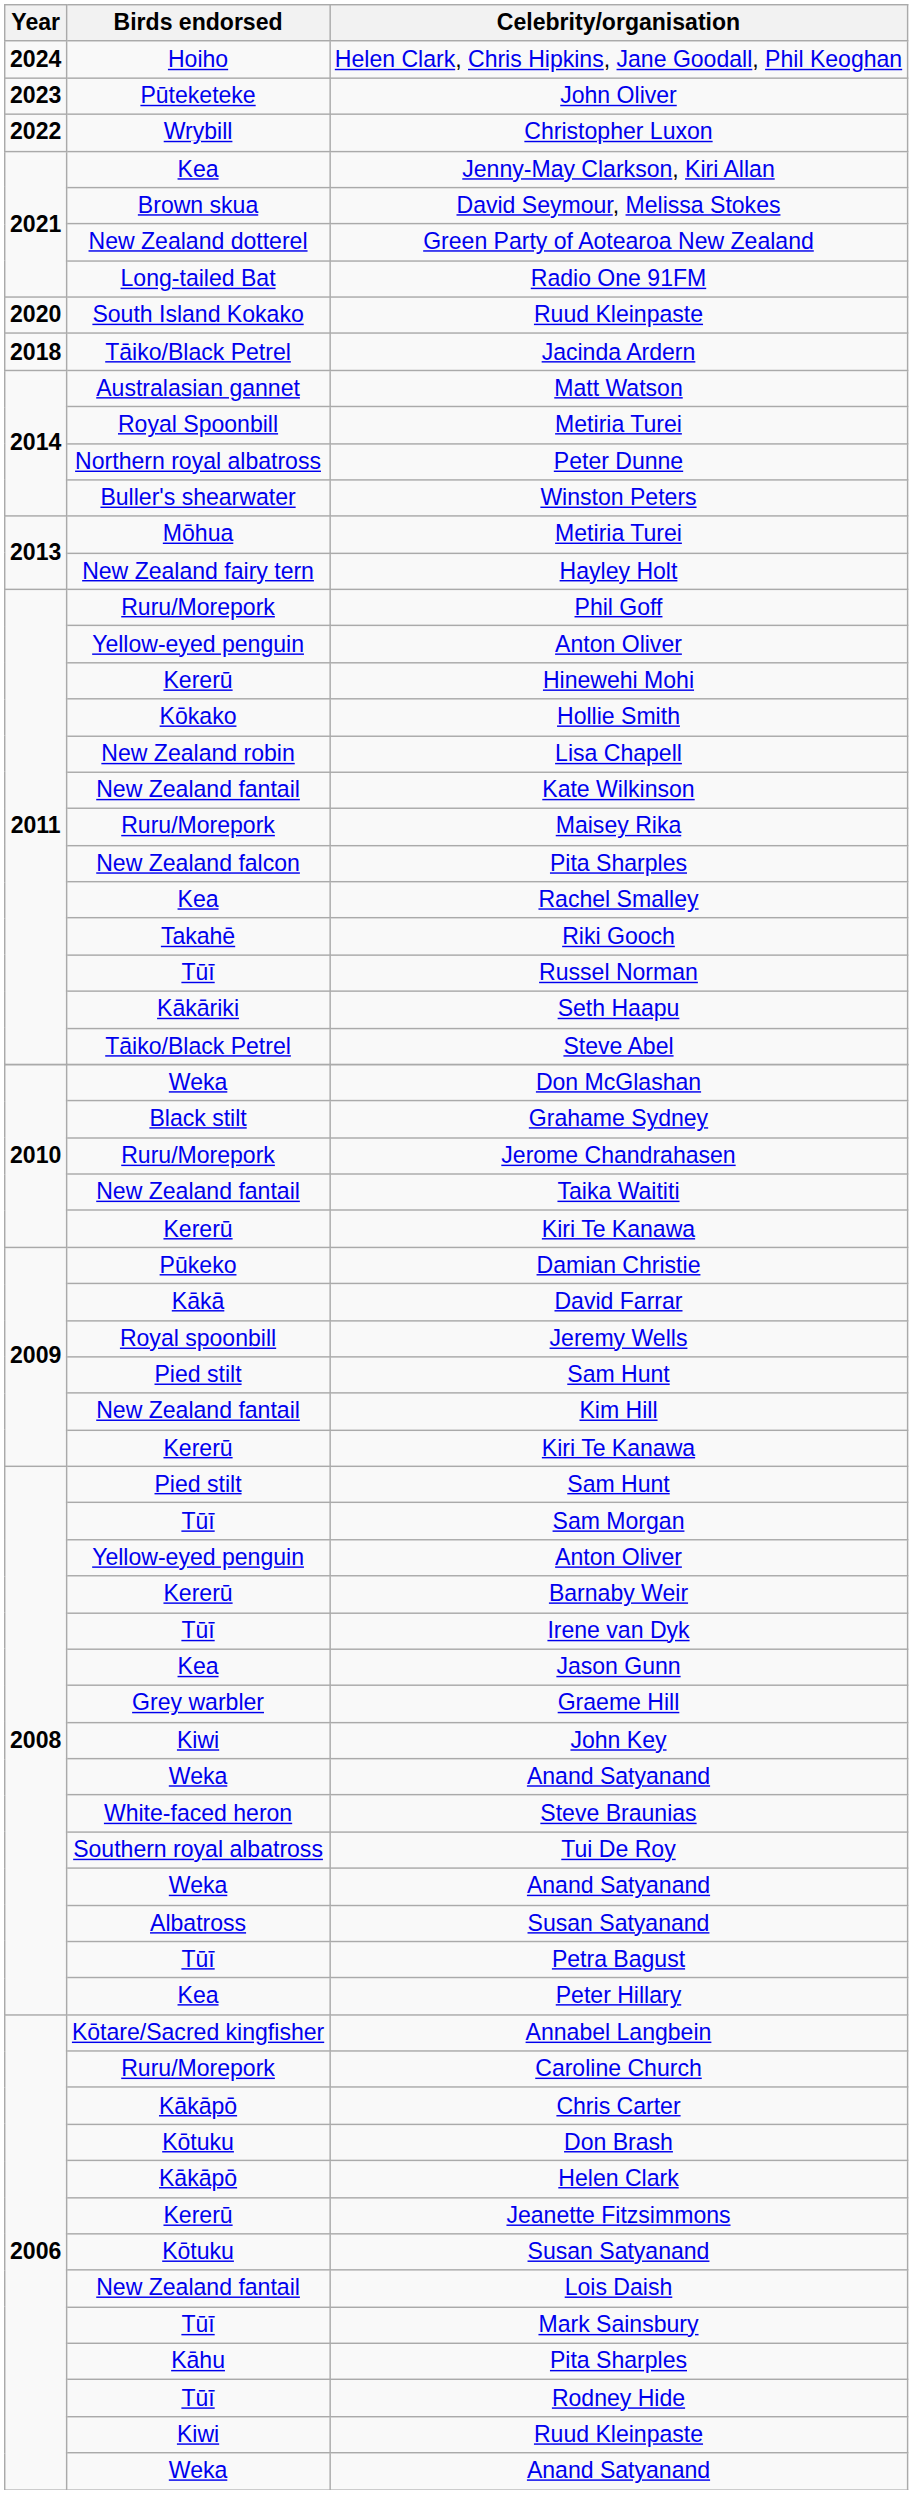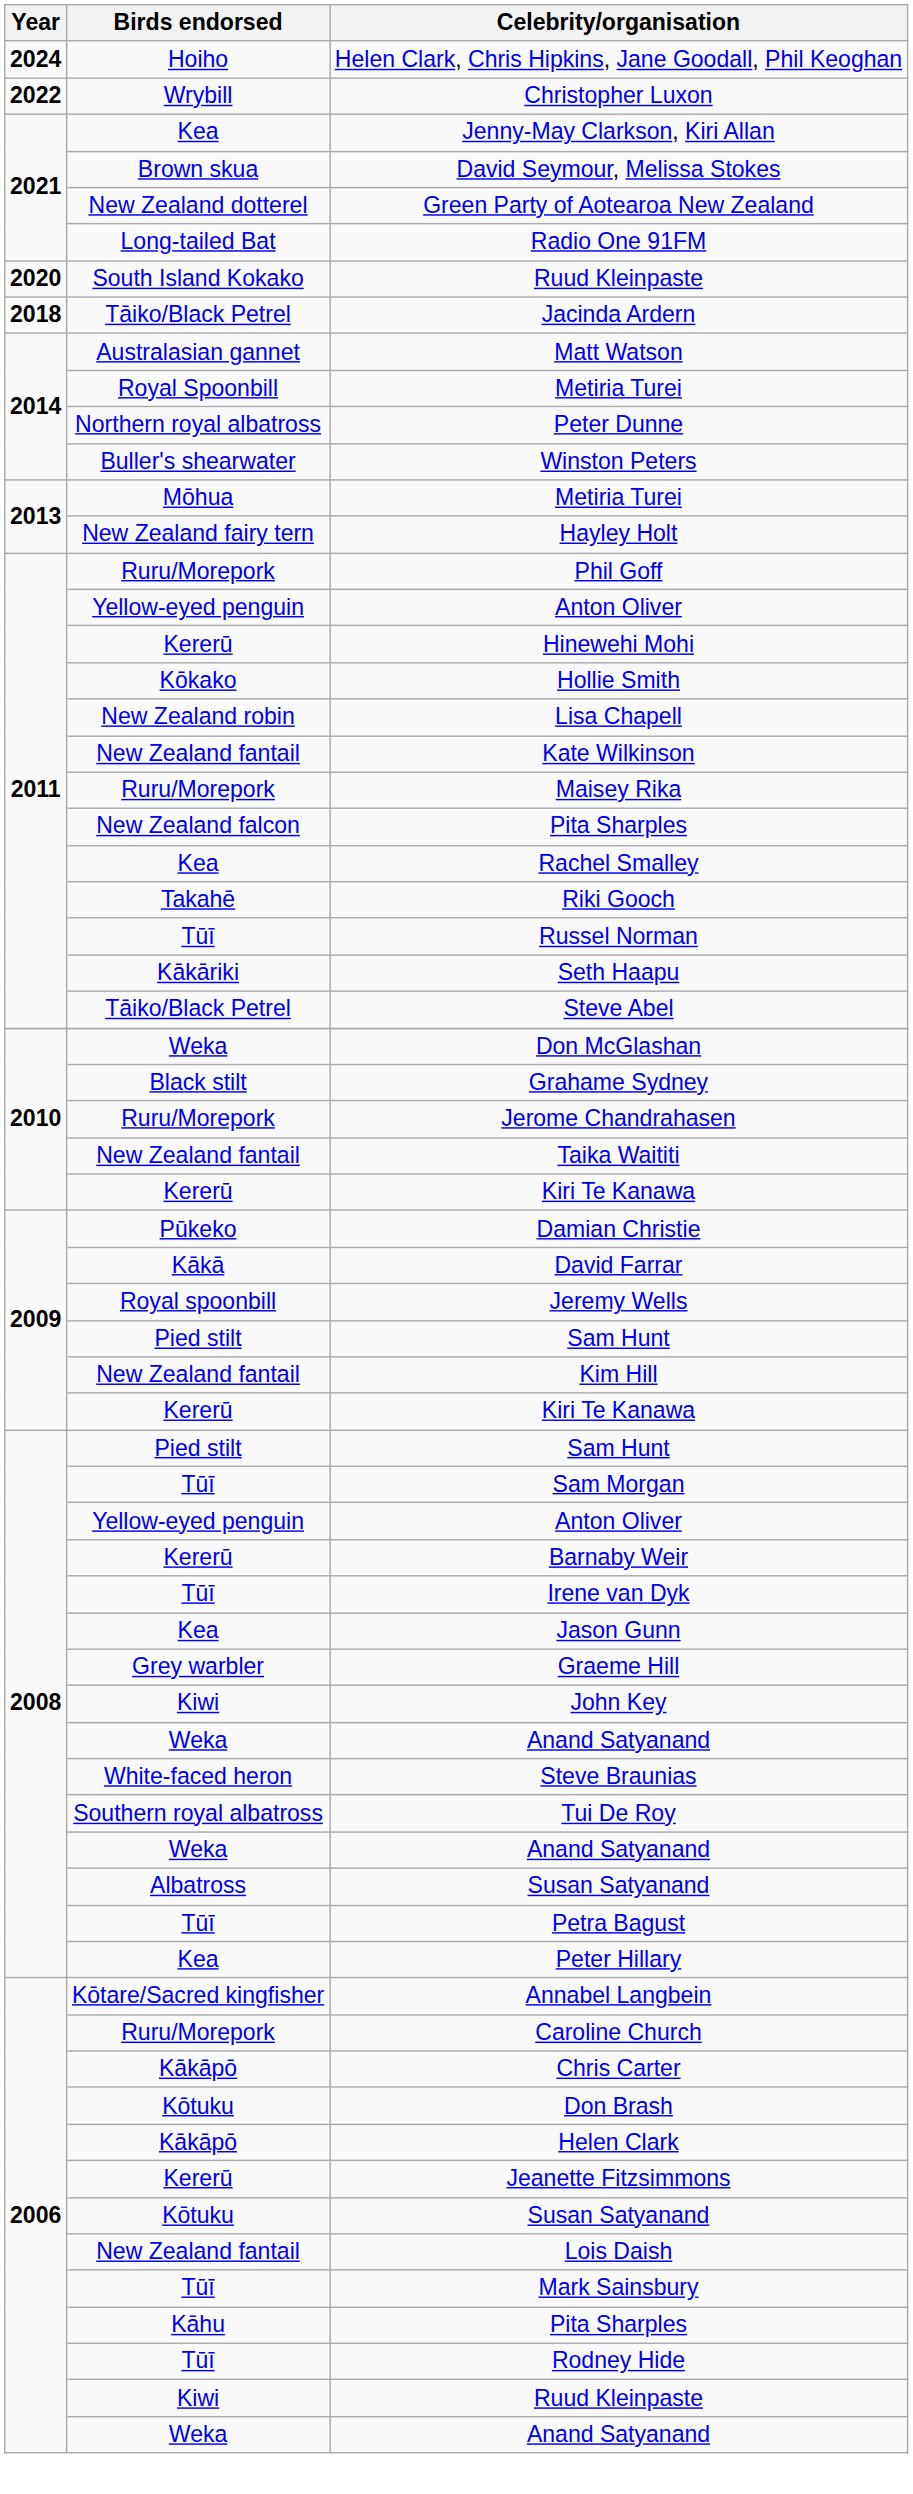- row: (36, 95)
